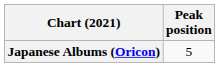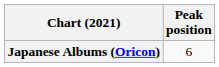(189, 51) 5 -> (189, 51) 6
